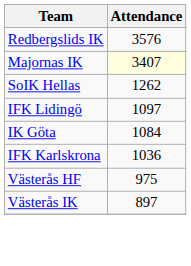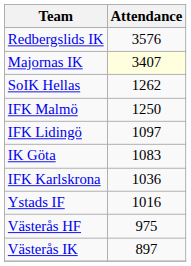+ row: (43, 109)
(146, 132) 1084 -> (146, 156) 1083
+ row: (36, 202)
